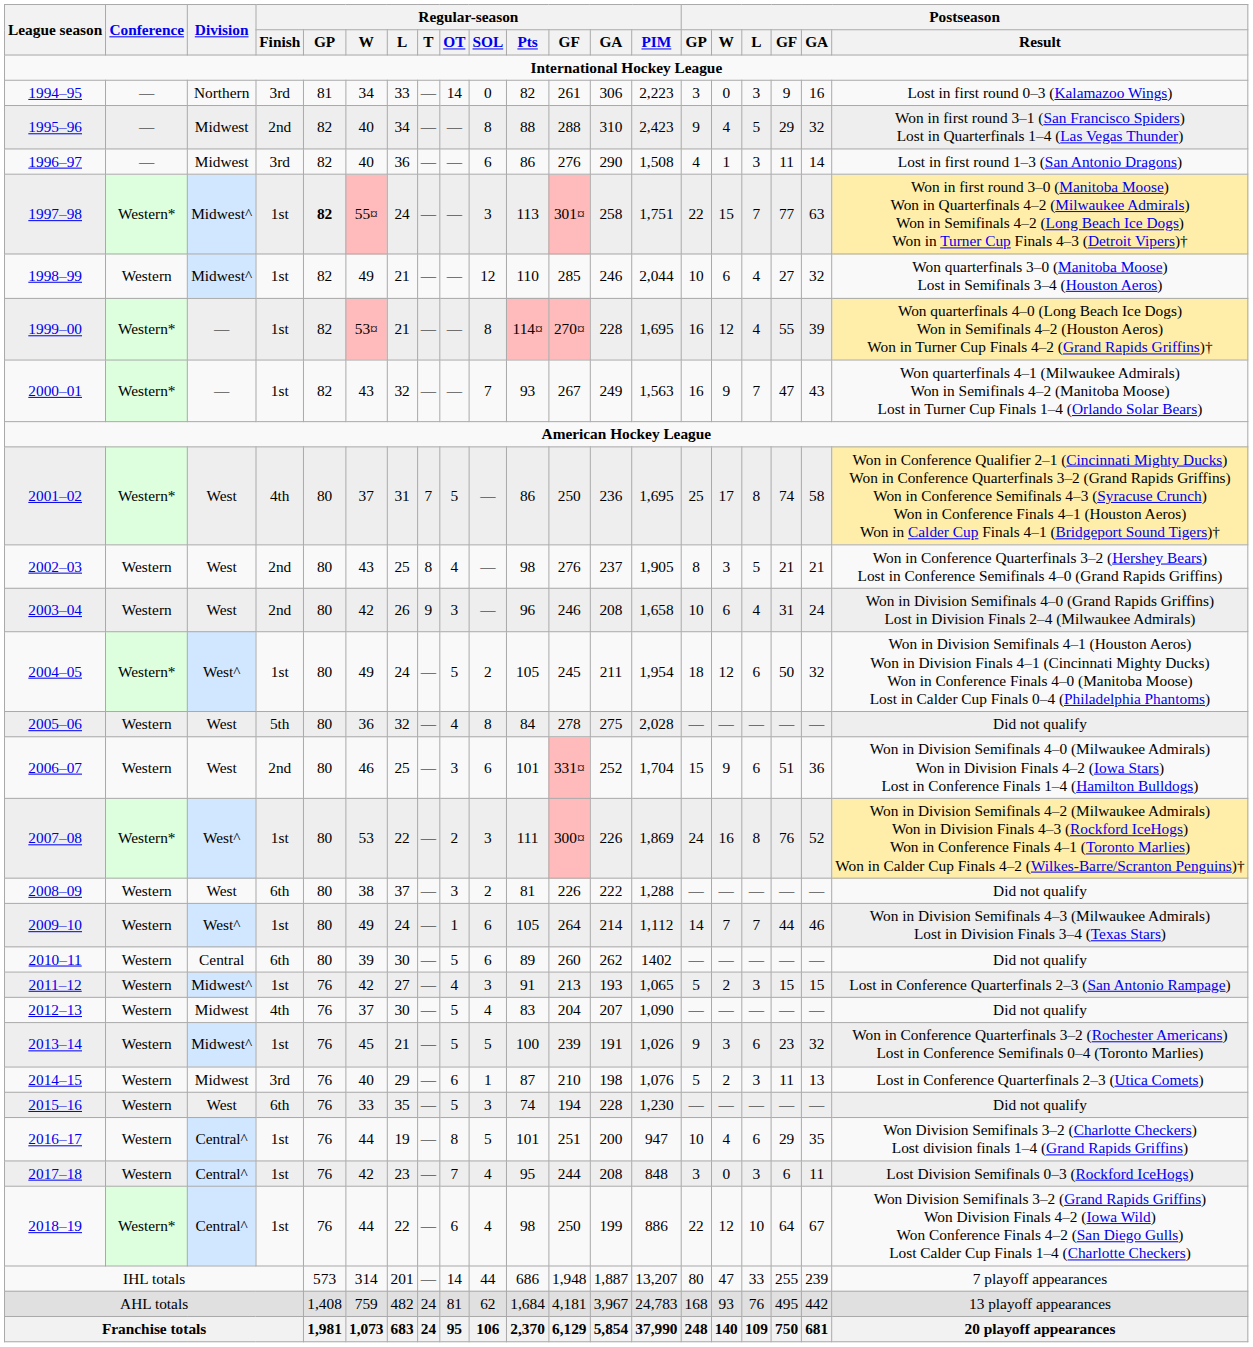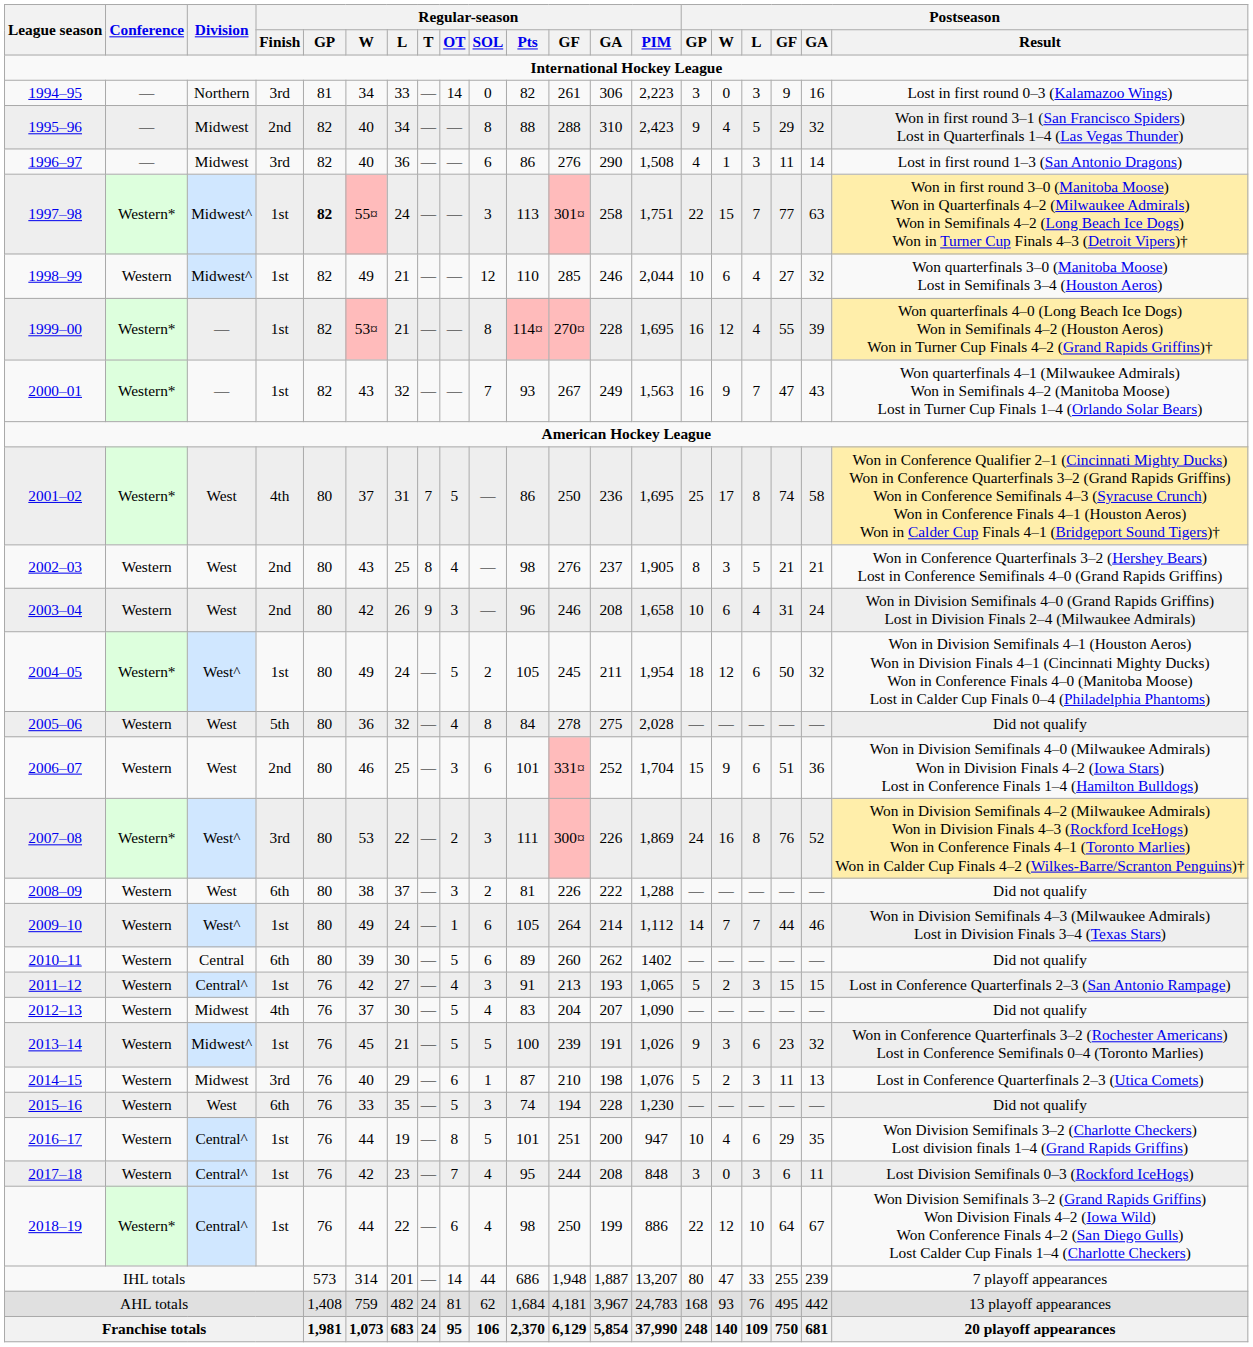(280, 838) 1st -> (280, 838) 3rd
(222, 985) Midwest^ -> (222, 985) Central^
